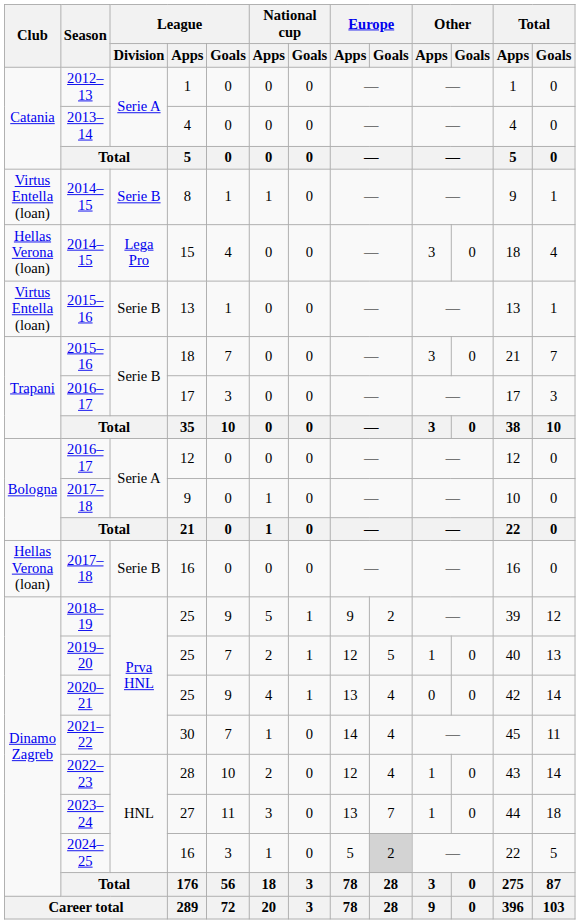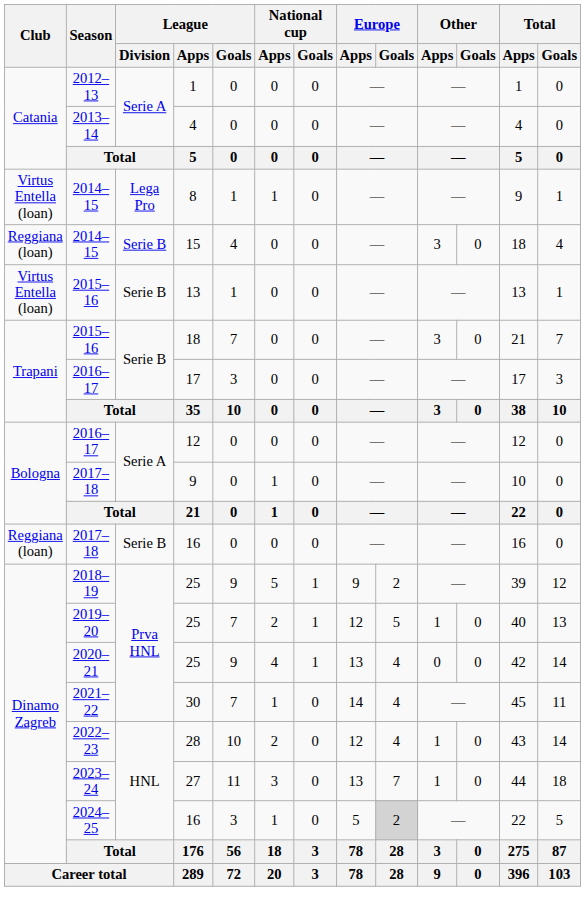(139, 197) Serie B -> (145, 197) Lega Pro
(32, 252) Hellas Verona (loan) -> (35, 244) Reggiana (loan)
(139, 252) Lega Pro -> (145, 244) Serie B
(32, 568) Hellas Verona (loan) -> (35, 544) Reggiana (loan)
